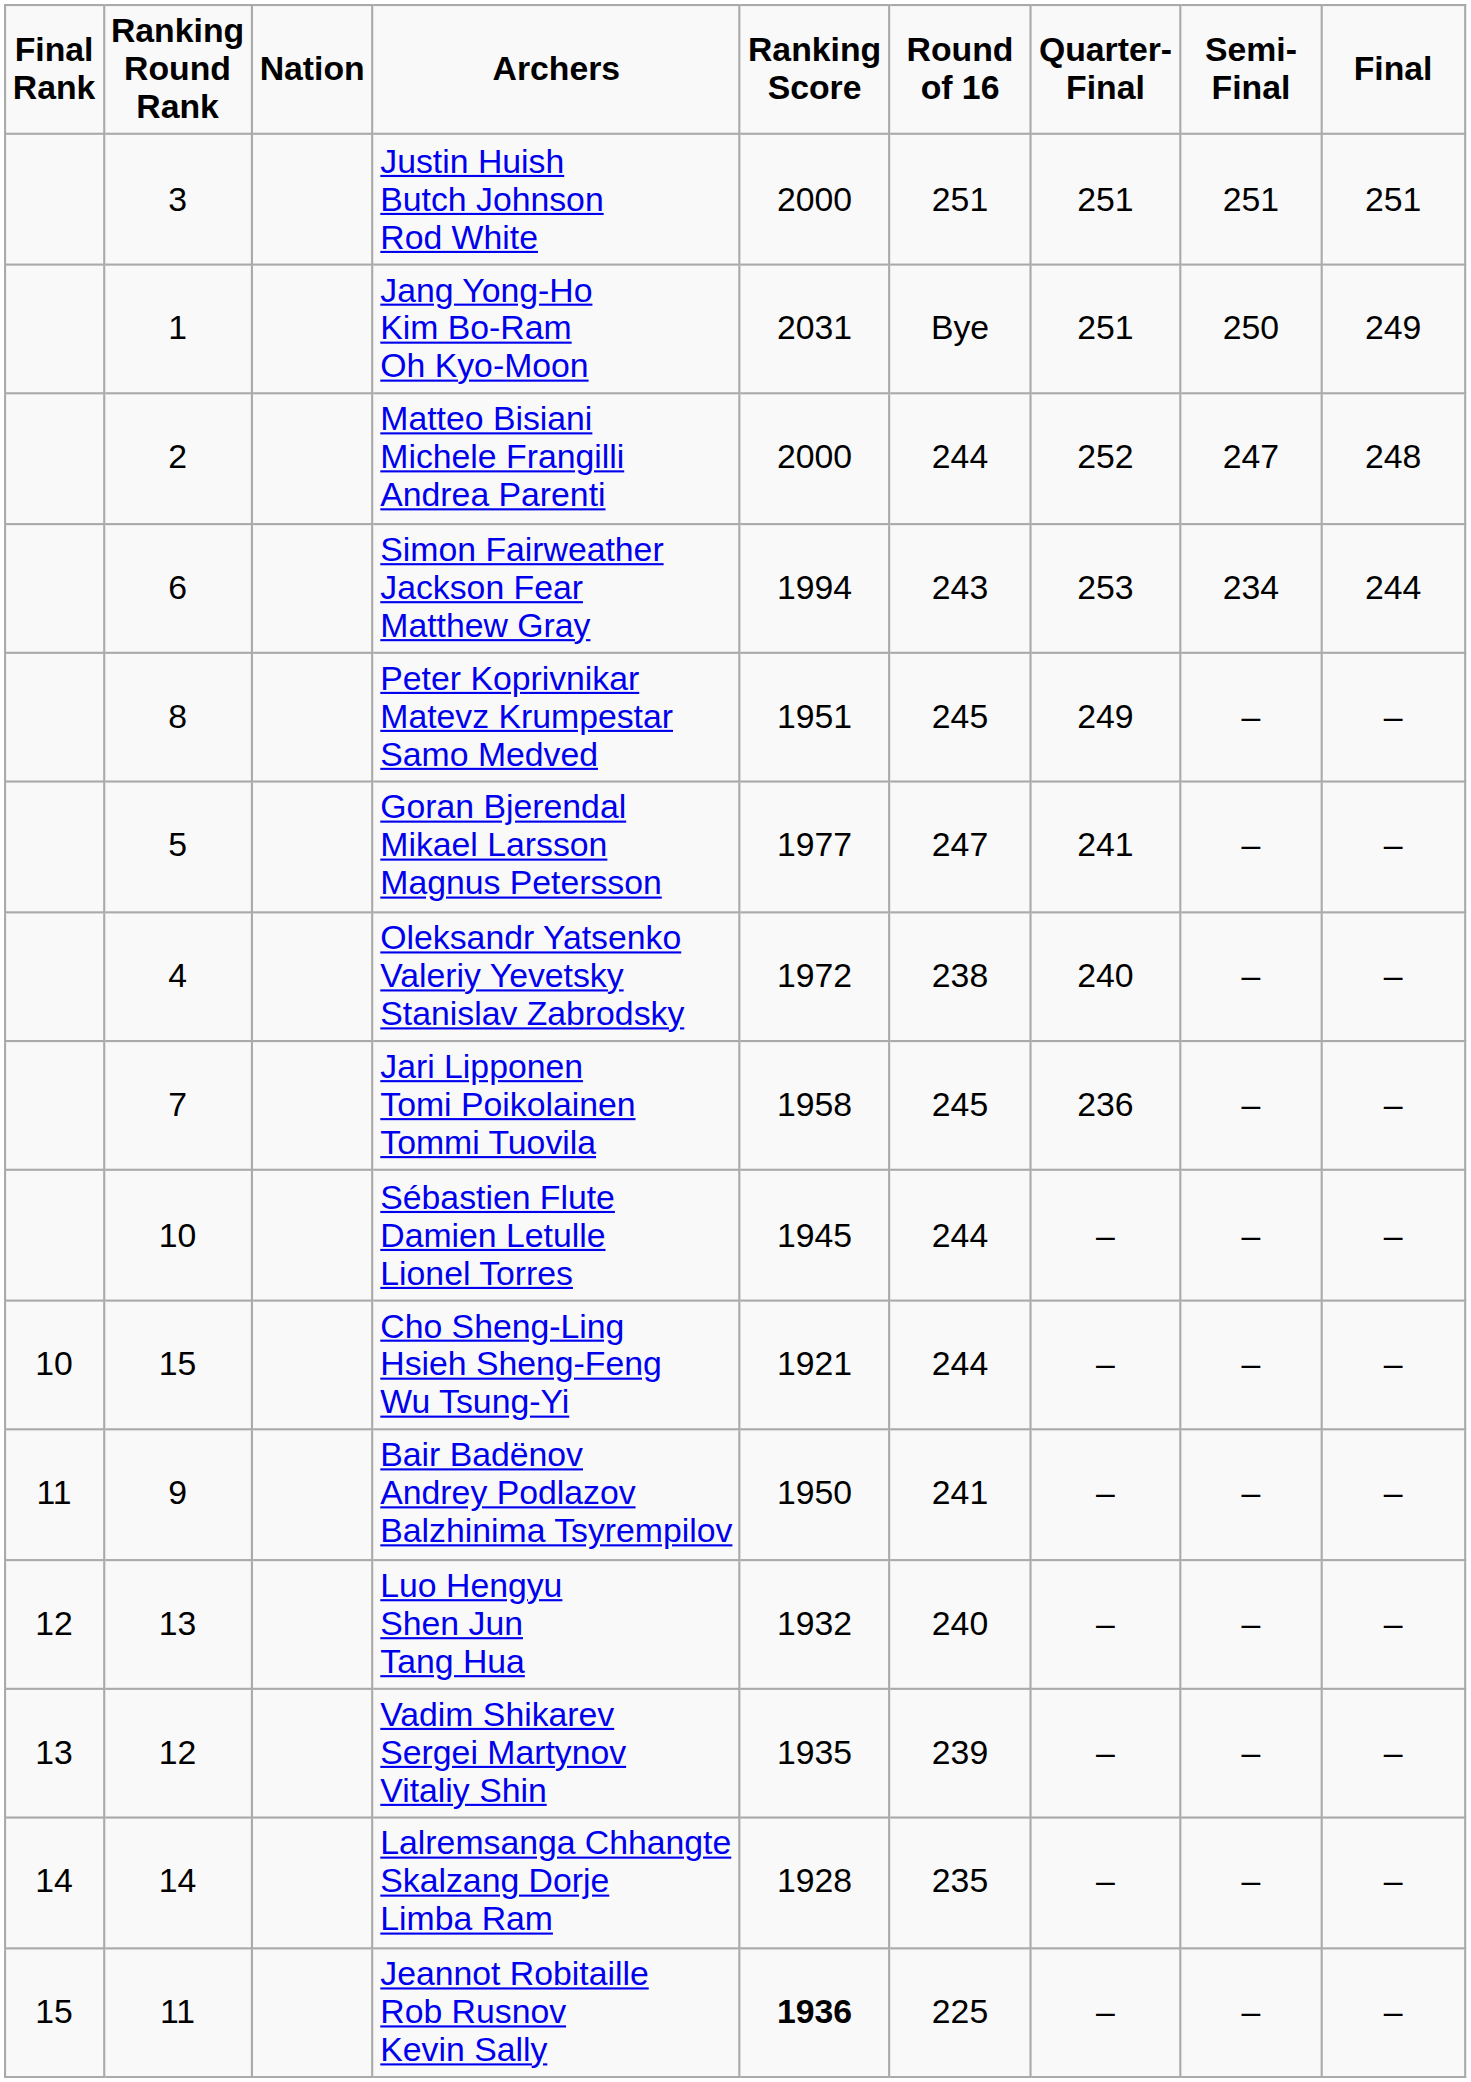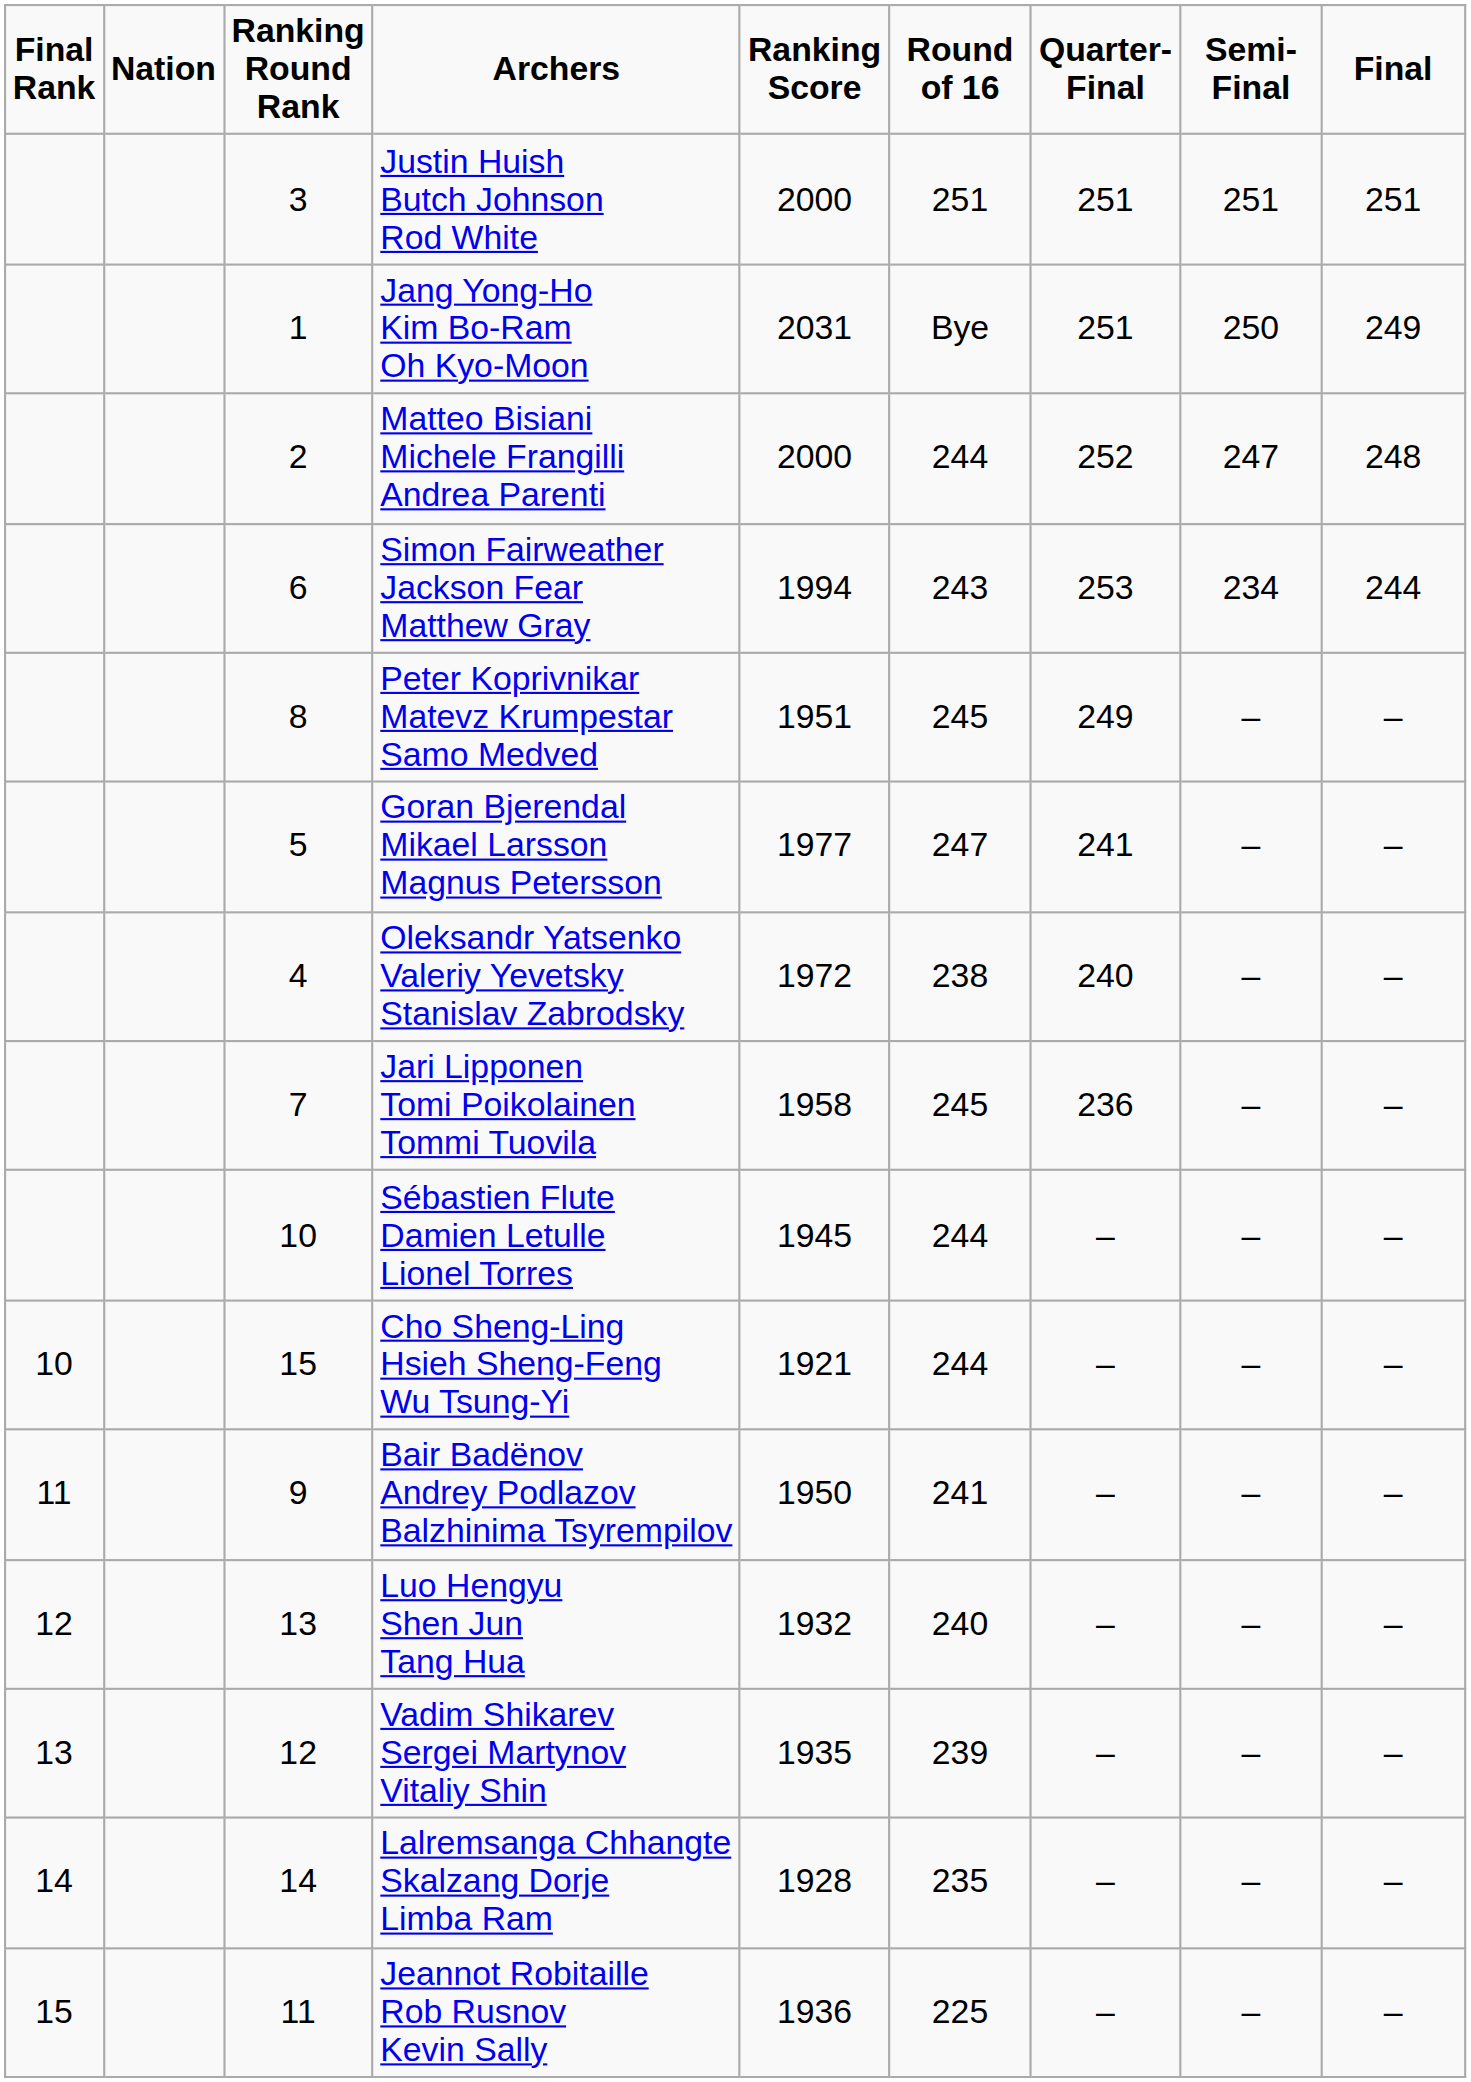columns swapped: (178, 69) <-> (312, 69)
(815, 2011) bold -> (815, 2011) normal
